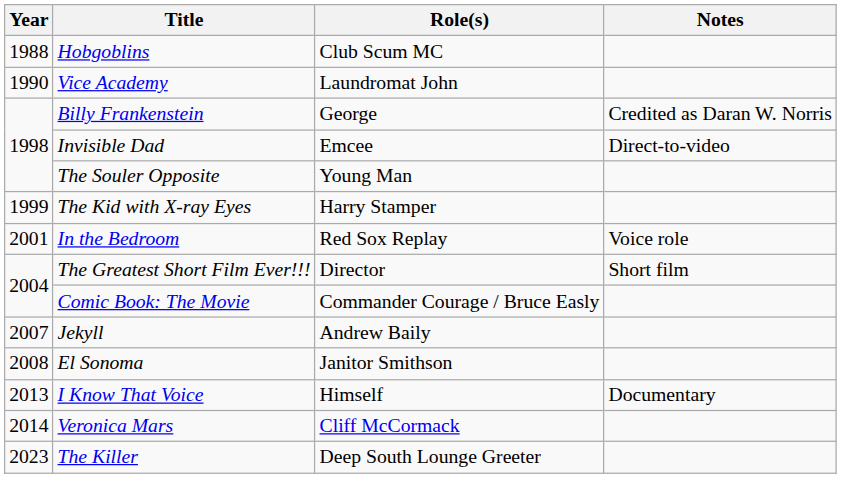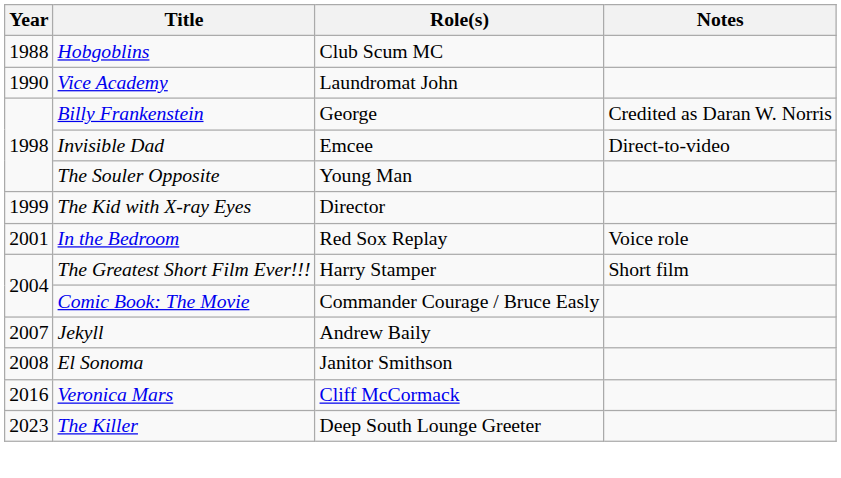(378, 207) Harry Stamper -> (352, 207) Director
(352, 269) Director -> (378, 269) Harry Stamper
- row: (131, 394)
(29, 425) 2014 -> (29, 394) 2016
